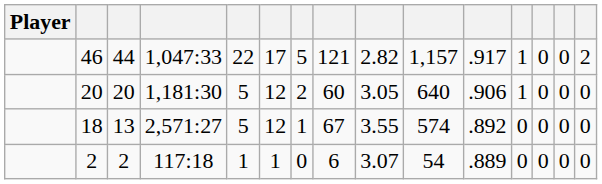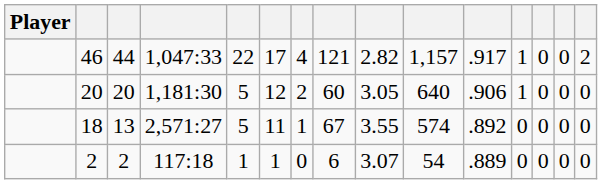(302, 56) 5 -> (302, 56) 4
(275, 126) 12 -> (275, 126) 11
